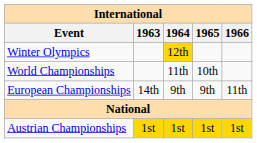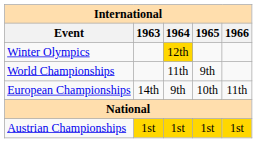(207, 71) 10th -> (207, 71) 9th
(207, 90) 9th -> (207, 90) 10th
